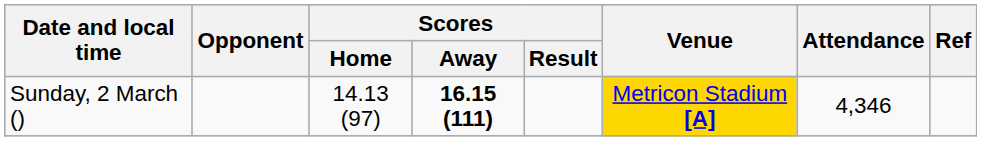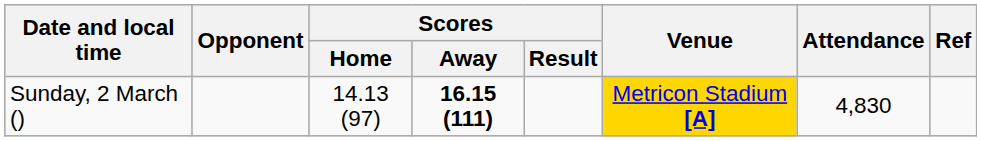(863, 106) 4,346 -> (863, 106) 4,830
